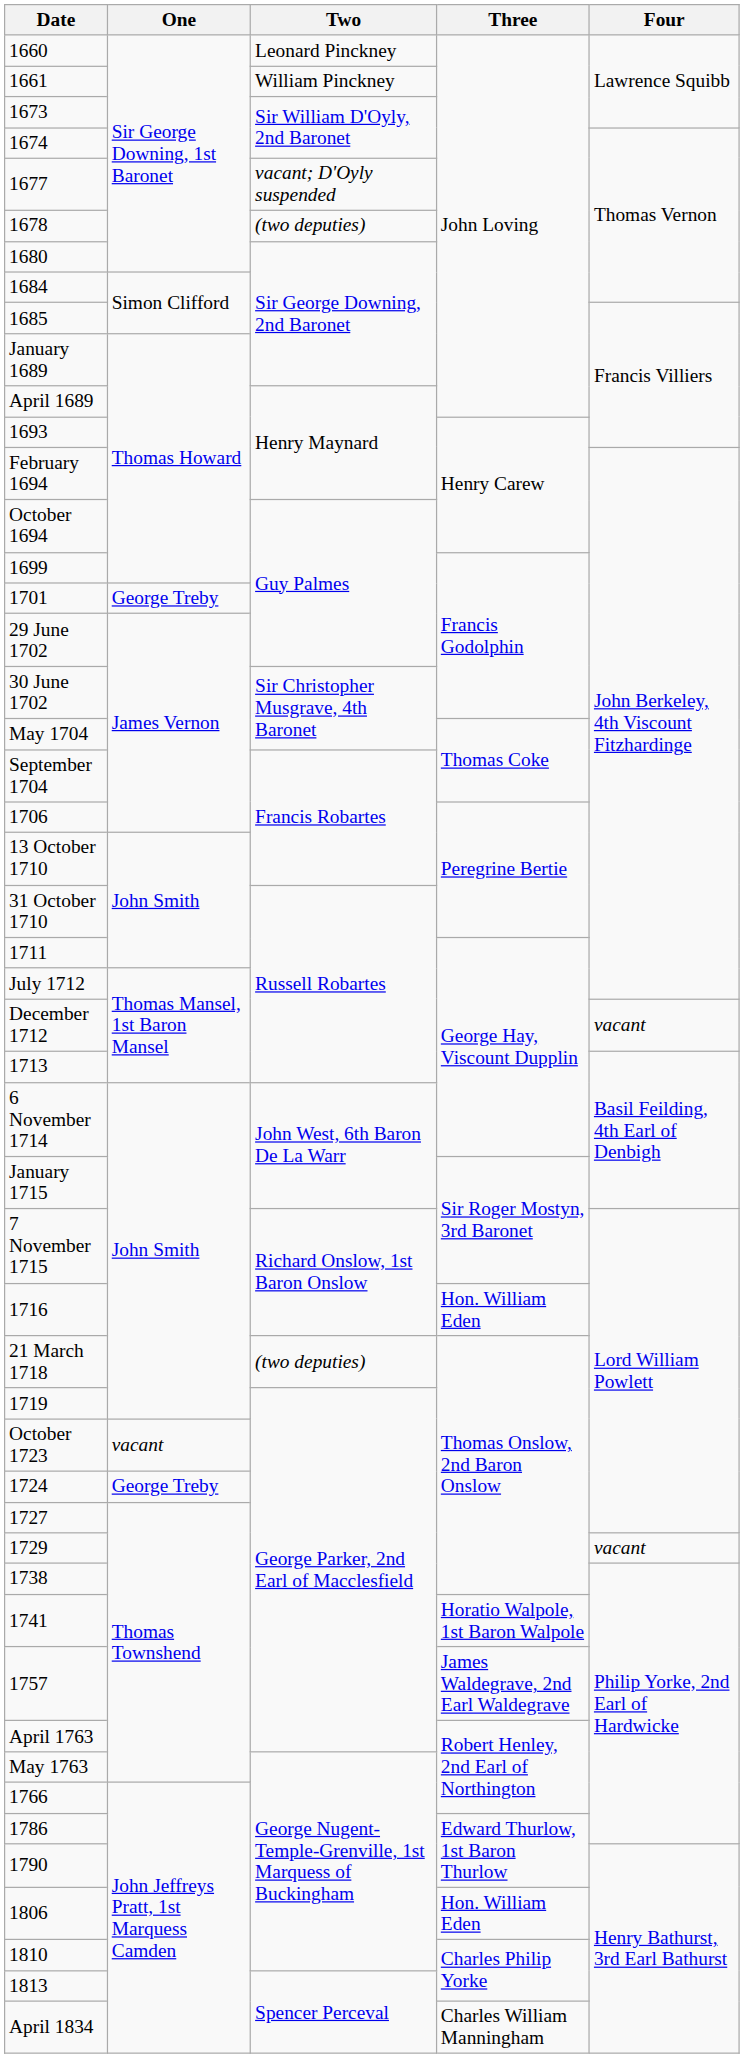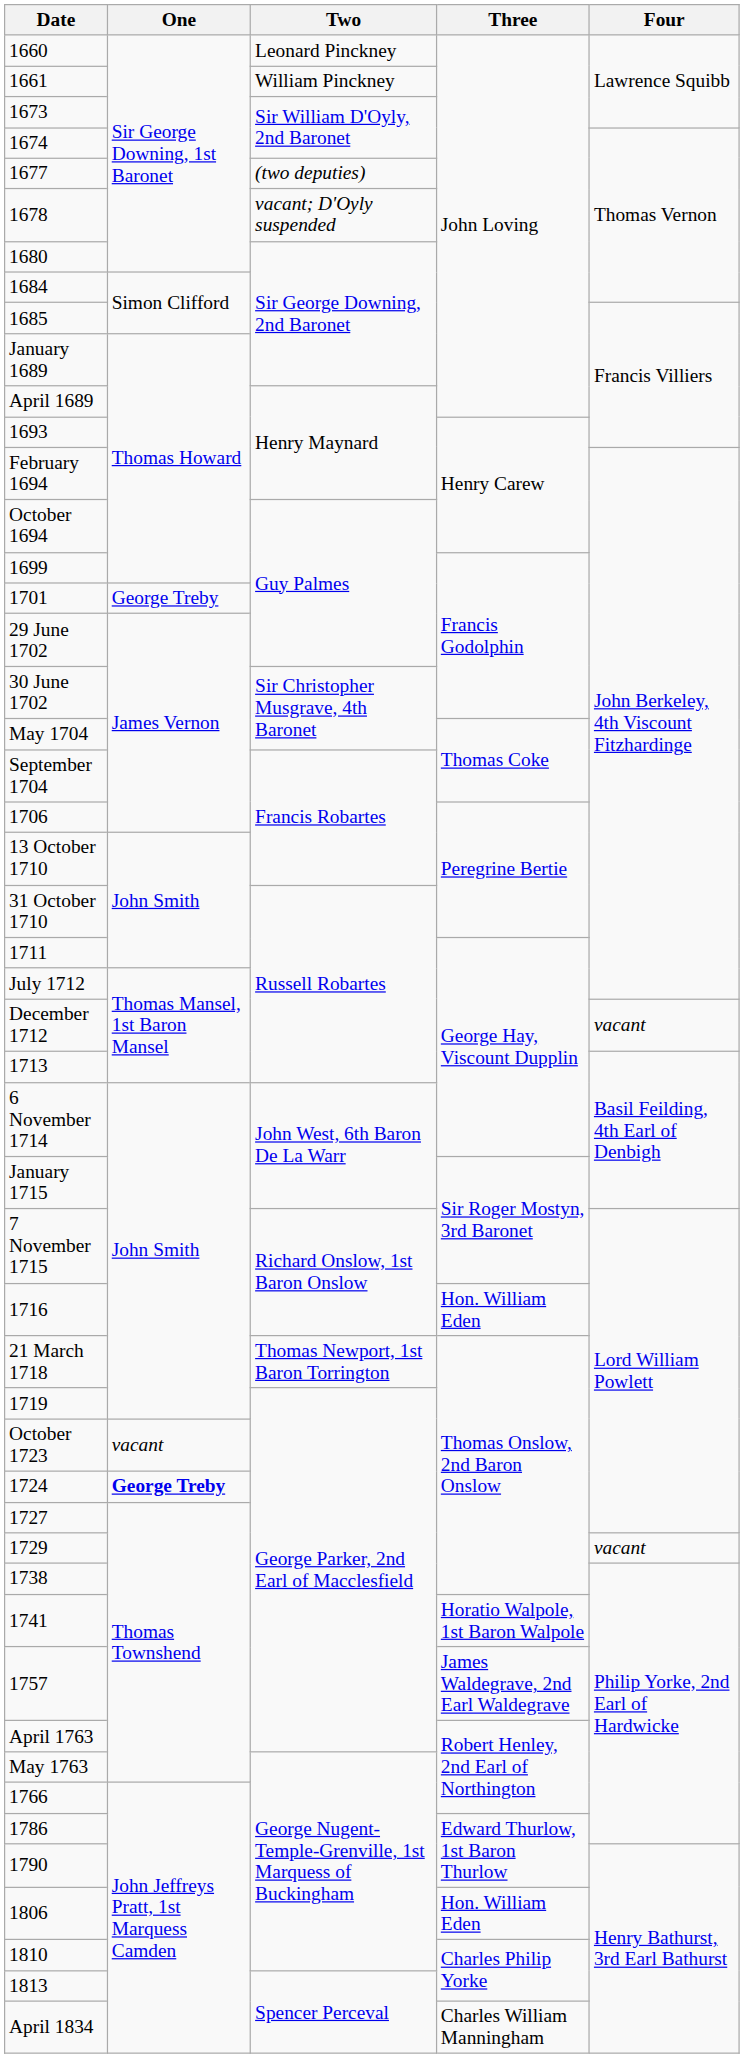(314, 184) vacant; D'Oyly suspended -> (310, 173) (two deputies)
(310, 225) (two deputies) -> (314, 214) vacant; D'Oyly suspended
(310, 1361) (two deputies) -> (339, 1361) Thomas Newport, 1st Baron Torrington
(165, 1486) normal -> (168, 1486) bold
